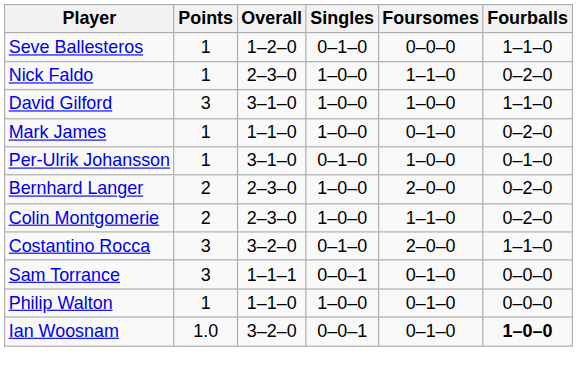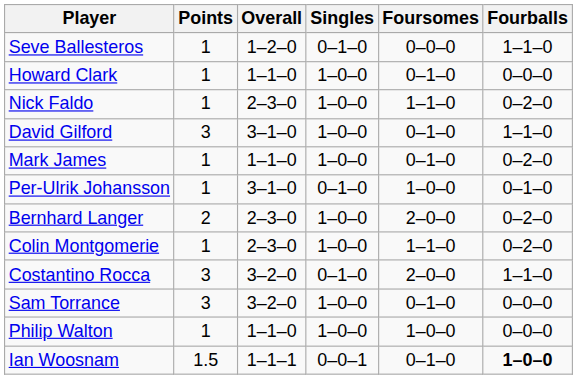+ row: (63, 75)
(431, 103) 1–0–0 -> (431, 132) 0–1–0
(206, 217) 2 -> (206, 246) 1
(272, 274) 1–1–1 -> (272, 302) 3–2–0
(342, 274) 0–0–1 -> (342, 302) 1–0–0
(431, 302) 0–1–0 -> (431, 331) 1–0–0
(206, 331) 1.0 -> (206, 359) 1.5
(272, 331) 3–2–0 -> (272, 359) 1–1–1
